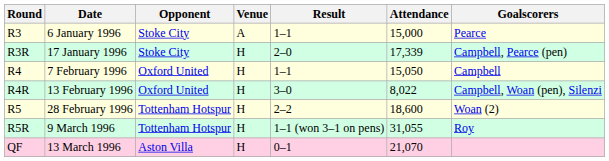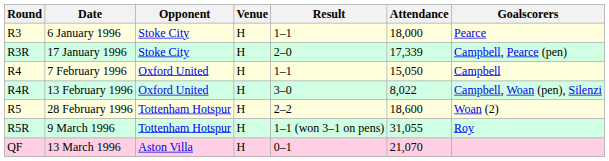(241, 33) A -> (241, 33) H
(406, 33) 15,000 -> (406, 33) 18,000
